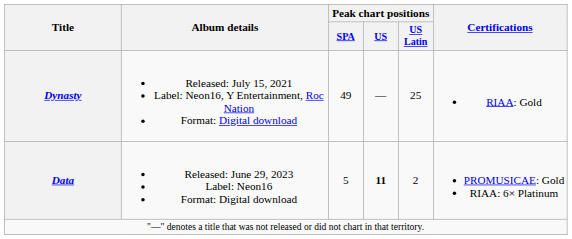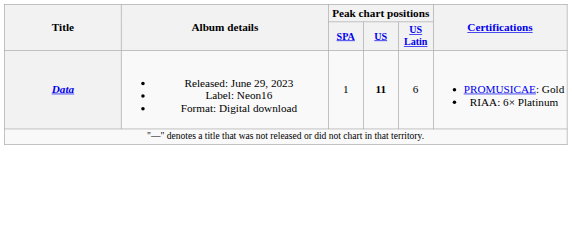- row: (63, 96)
(346, 180) 5 -> (346, 89) 1
(416, 180) 2 -> (416, 89) 6
